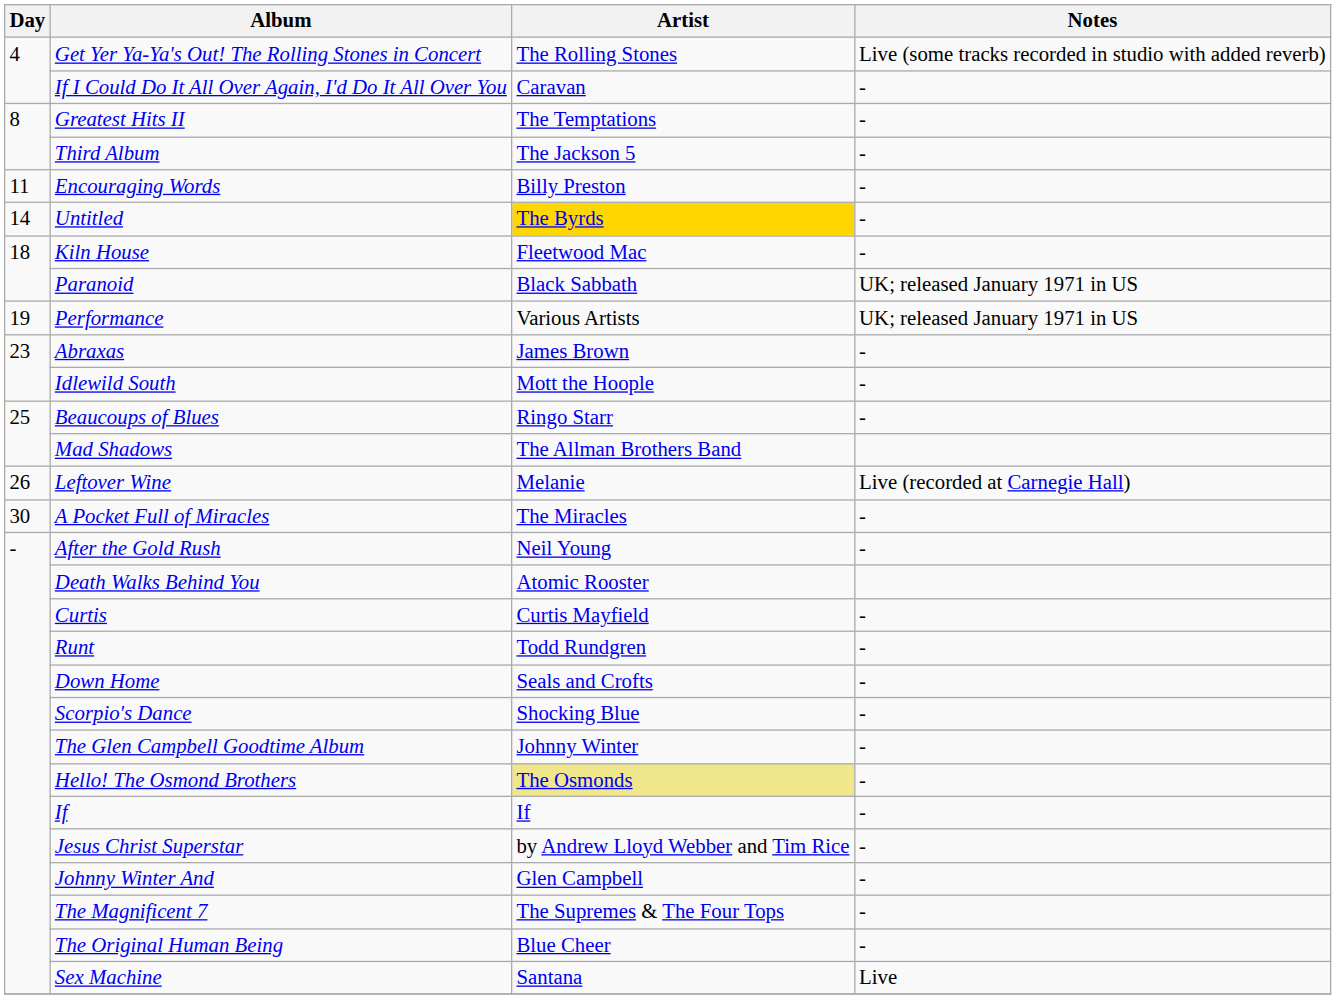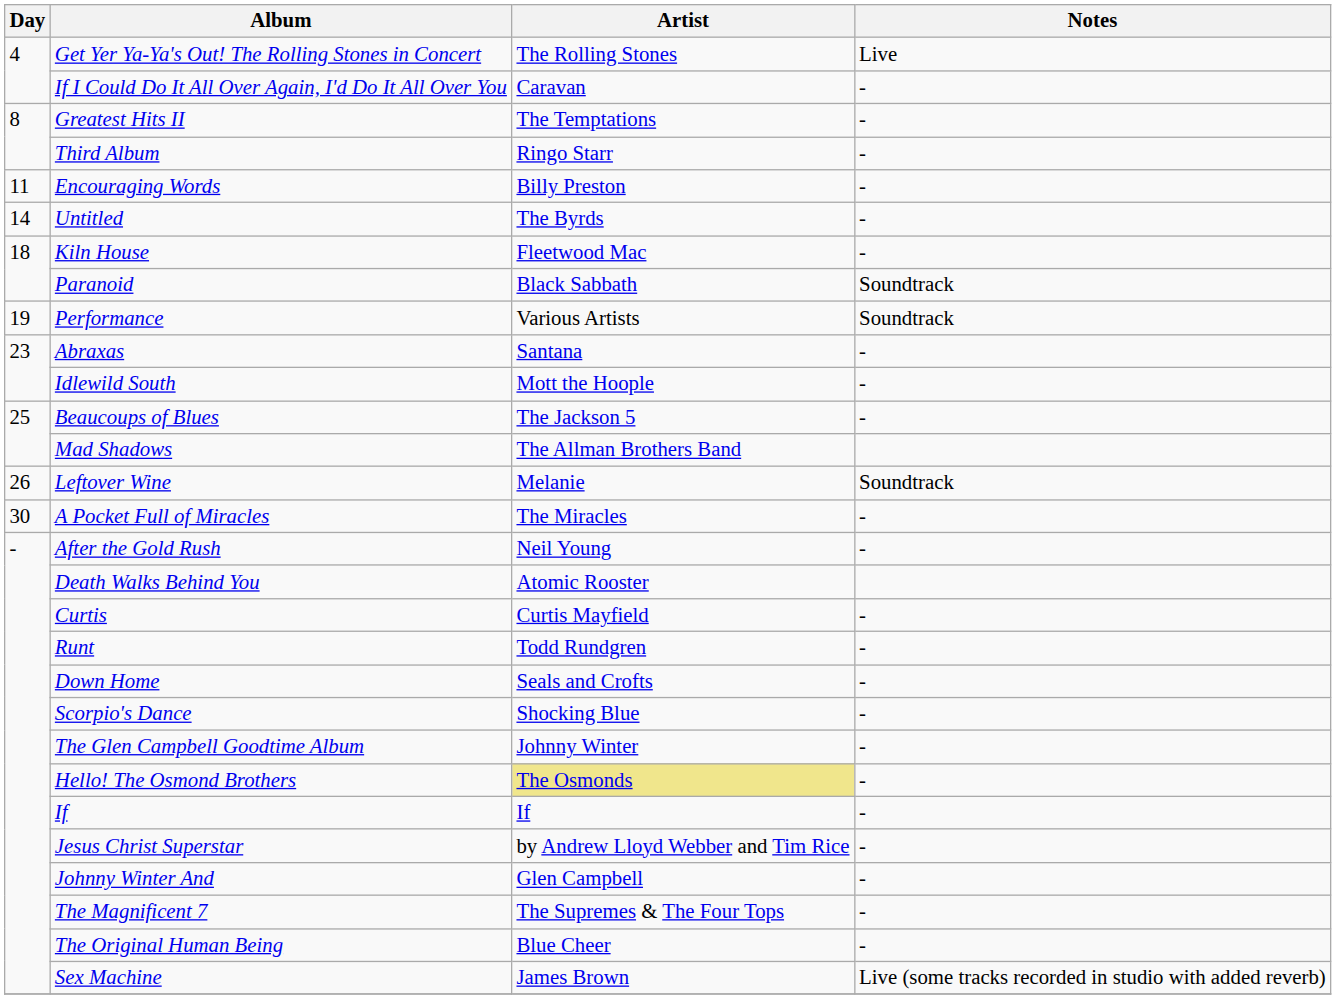(1092, 53) Live (some tracks recorded in studio with added reverb) -> (878, 53) Live
(576, 152) The Jackson 5 -> (565, 152) Ringo Starr
(560, 218) gold background -> (560, 218) no background
(999, 284) UK; released January 1971 in US -> (906, 284) Soundtrack
(999, 317) UK; released January 1971 in US -> (906, 317) Soundtrack
(573, 350) James Brown -> (549, 350) Santana
(565, 416) Ringo Starr -> (576, 416) The Jackson 5
(995, 482) Live (recorded at Carnegie Hall) -> (906, 482) Soundtrack
(549, 977) Santana -> (573, 977) James Brown
(878, 977) Live -> (1092, 977) Live (some tracks recorded in studio with added reverb)
